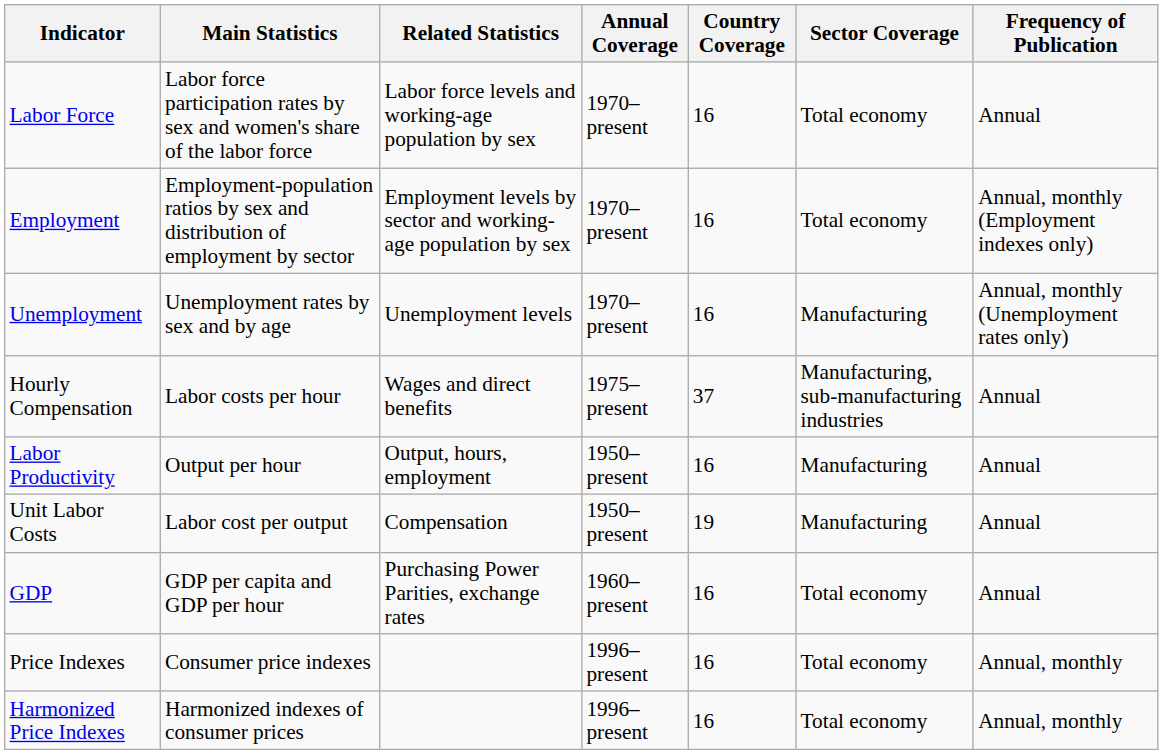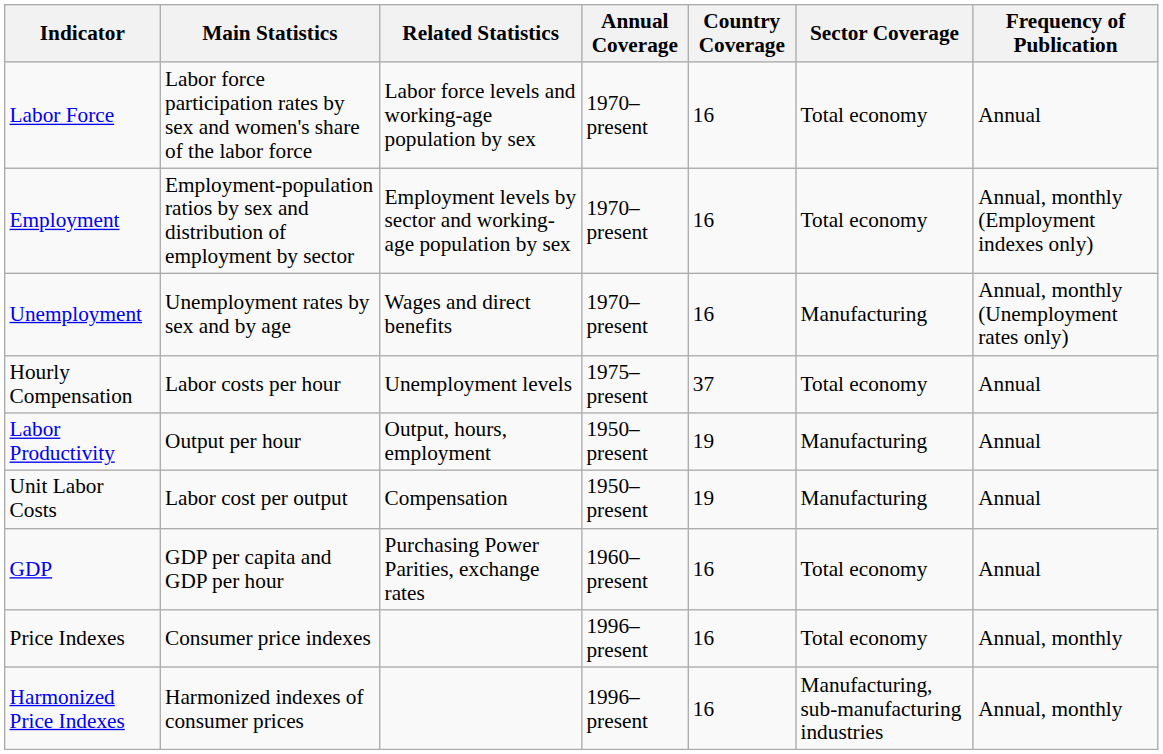(478, 314) Unemployment levels -> (458, 314) Wages and direct benefits
(458, 395) Wages and direct benefits -> (478, 383) Unemployment levels
(881, 395) Manufacturing, sub-manufacturing industries -> (864, 383) Total economy
(703, 465) 16 -> (703, 441) 19
(864, 720) Total economy -> (881, 708) Manufacturing, sub-manufacturing industries
